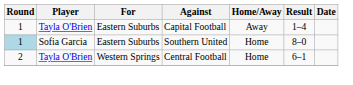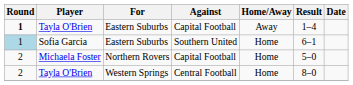(20, 27) normal -> (20, 27) bold
(299, 42) 8–0 -> (309, 42) 6–1
+ row: (70, 57)
(299, 57) 6–1 -> (309, 73) 8–0
